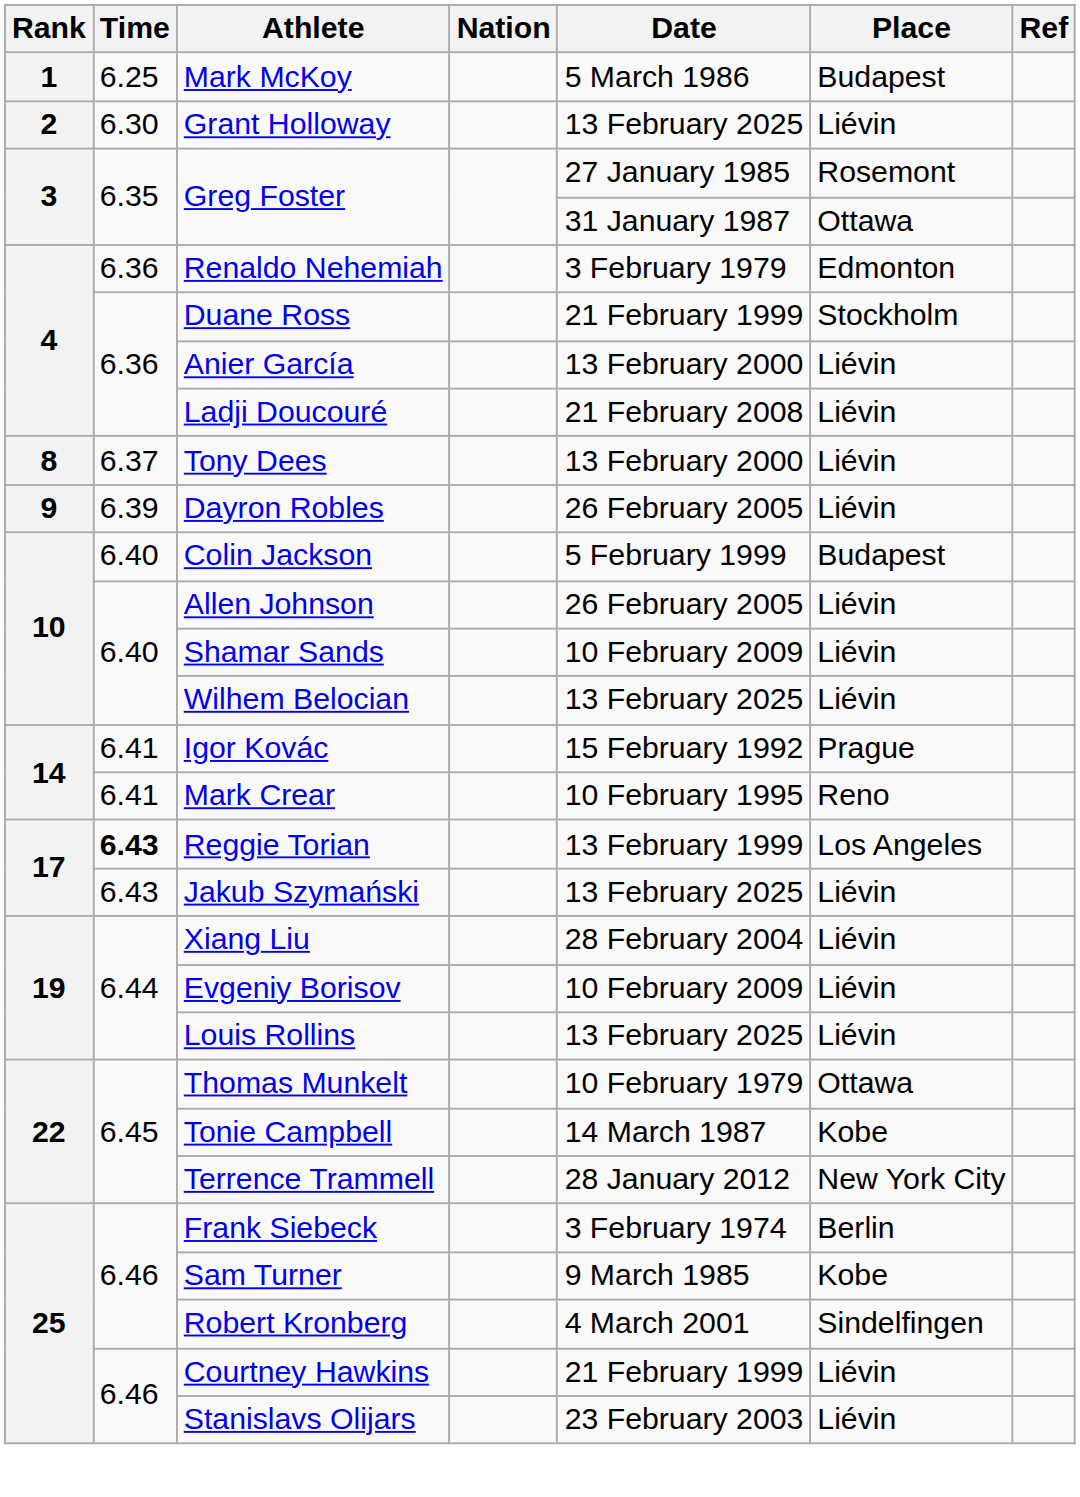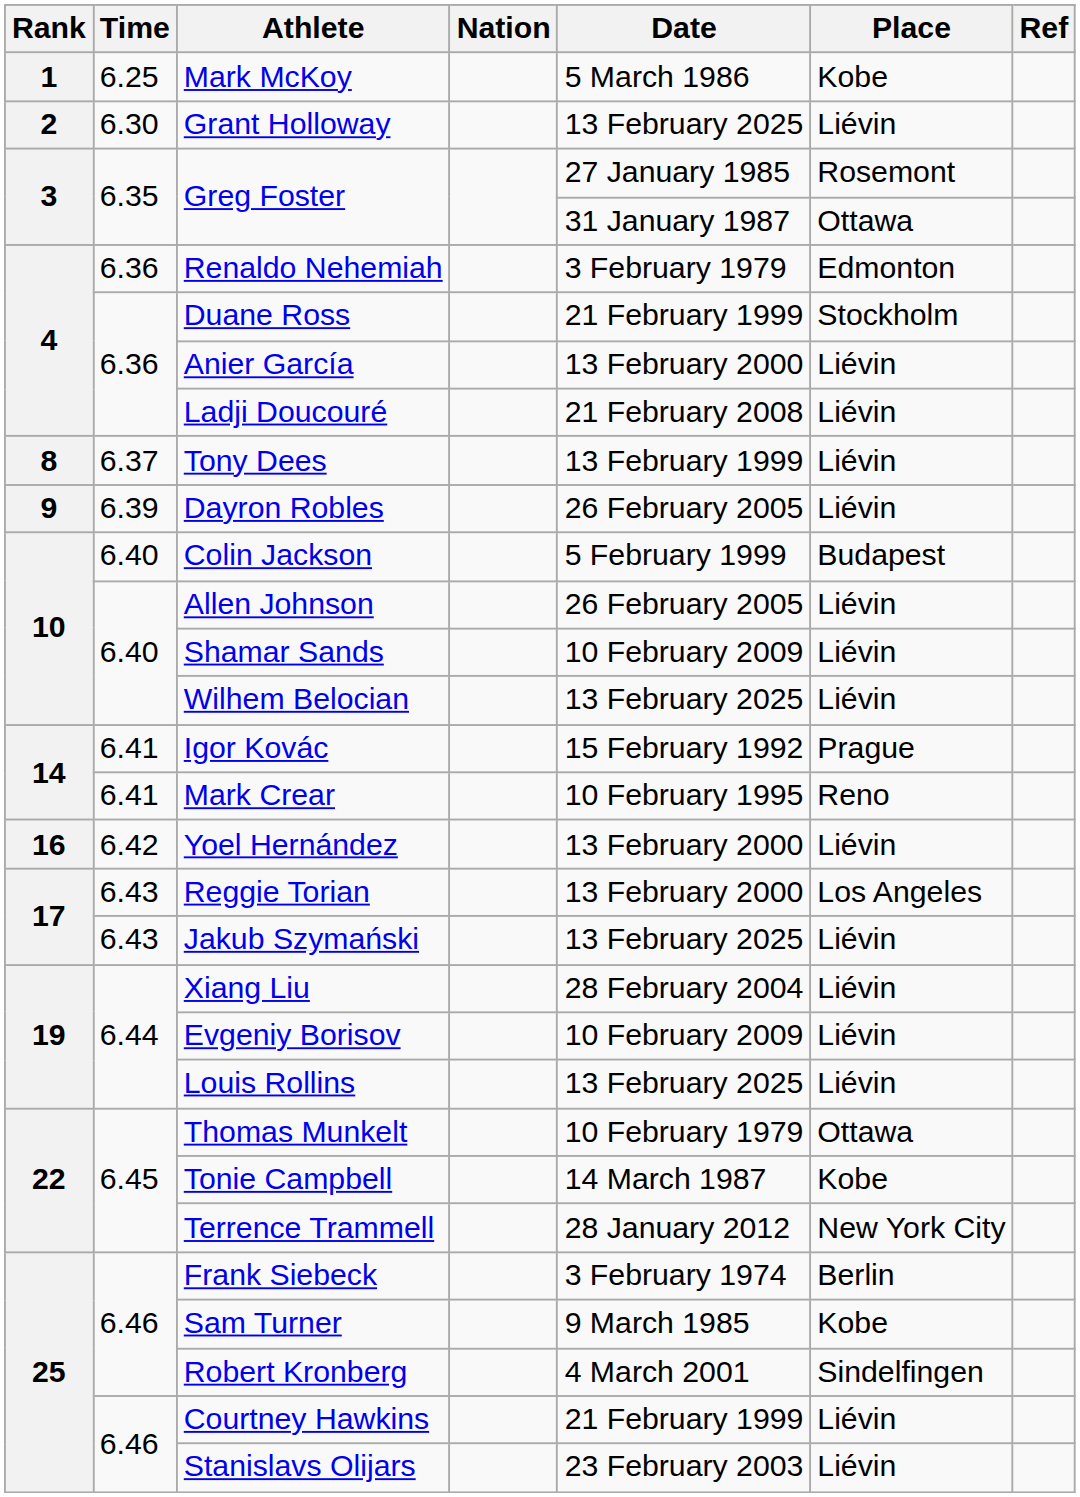(881, 76) Budapest -> (853, 76) Kobe
(684, 460) 13 February 2000 -> (684, 460) 13 February 1999
+ row: (49, 843)
(129, 843) bold -> (129, 891) normal
(684, 843) 13 February 1999 -> (684, 891) 13 February 2000
